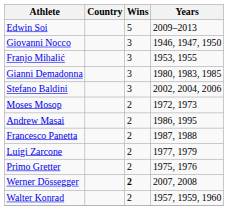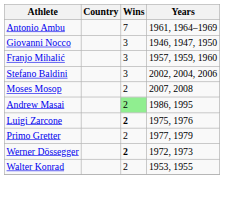+ row: (36, 27)
- row: (27, 27)
(175, 58) 1953, 1955 -> (183, 58) 1957, 1959, 1960
- row: (45, 74)
(175, 105) 1972, 1973 -> (171, 89) 2007, 2008
(129, 120) no background -> (125, 105) lightgreen background
- row: (42, 136)
(129, 151) normal -> (125, 120) bold
(175, 151) 1977, 1979 -> (171, 120) 1975, 1976
(175, 167) 1975, 1976 -> (171, 136) 1977, 1979
(175, 182) 2007, 2008 -> (171, 151) 1972, 1973
(187, 197) 1957, 1959, 1960 -> (171, 167) 1953, 1955
